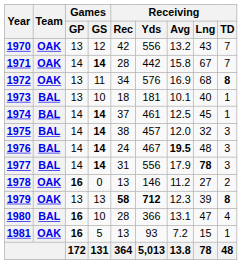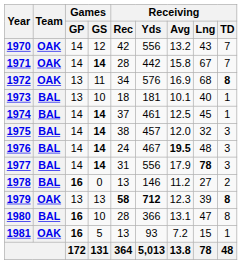(77, 47) 13 -> (77, 47) 14
(49, 183) OAK -> (49, 183) BAL
(227, 217) 4 -> (227, 217) 8
